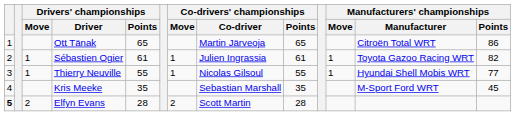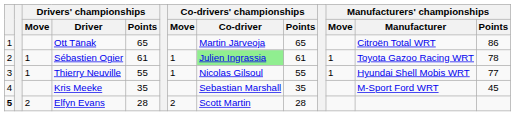(233, 57) no background -> (233, 57) lightgreen background
(493, 57) 82 -> (493, 57) 78
